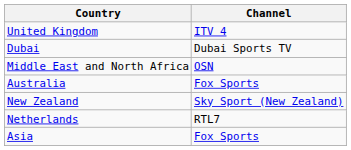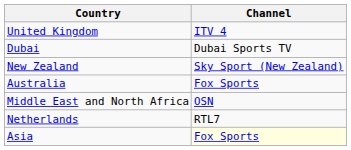rows swapped: (98, 66) <-> (43, 101)
(227, 136) no background -> (227, 136) lightyellow background
